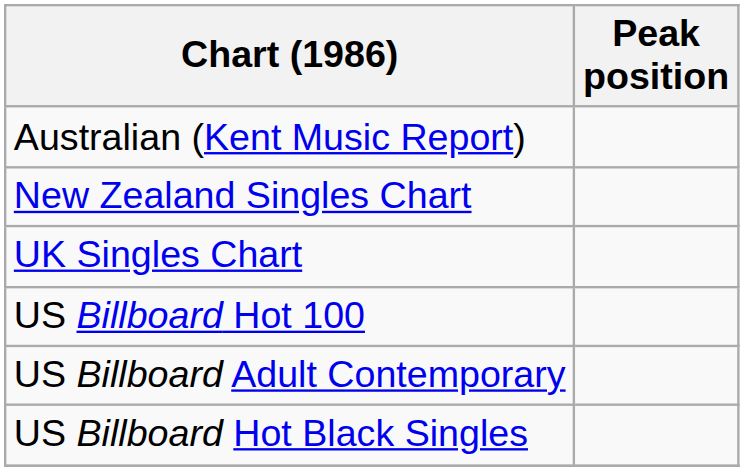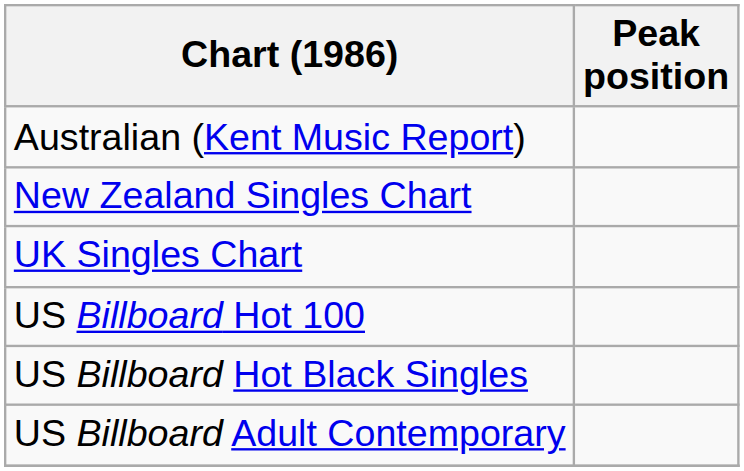rows swapped: (290, 374) <-> (271, 434)
